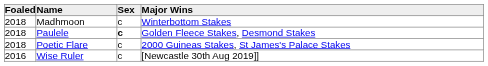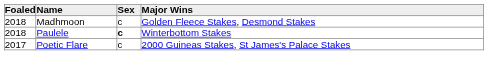(186, 21) Winterbottom Stakes -> (228, 21) Golden Fleece Stakes, Desmond Stakes
(228, 33) Golden Fleece Stakes, Desmond Stakes -> (186, 33) Winterbottom Stakes
(15, 44) 2018 -> (15, 44) 2017
- row: (60, 56)
